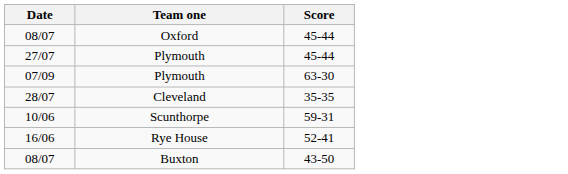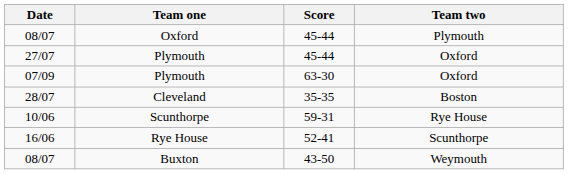+ column: (459, 14)
